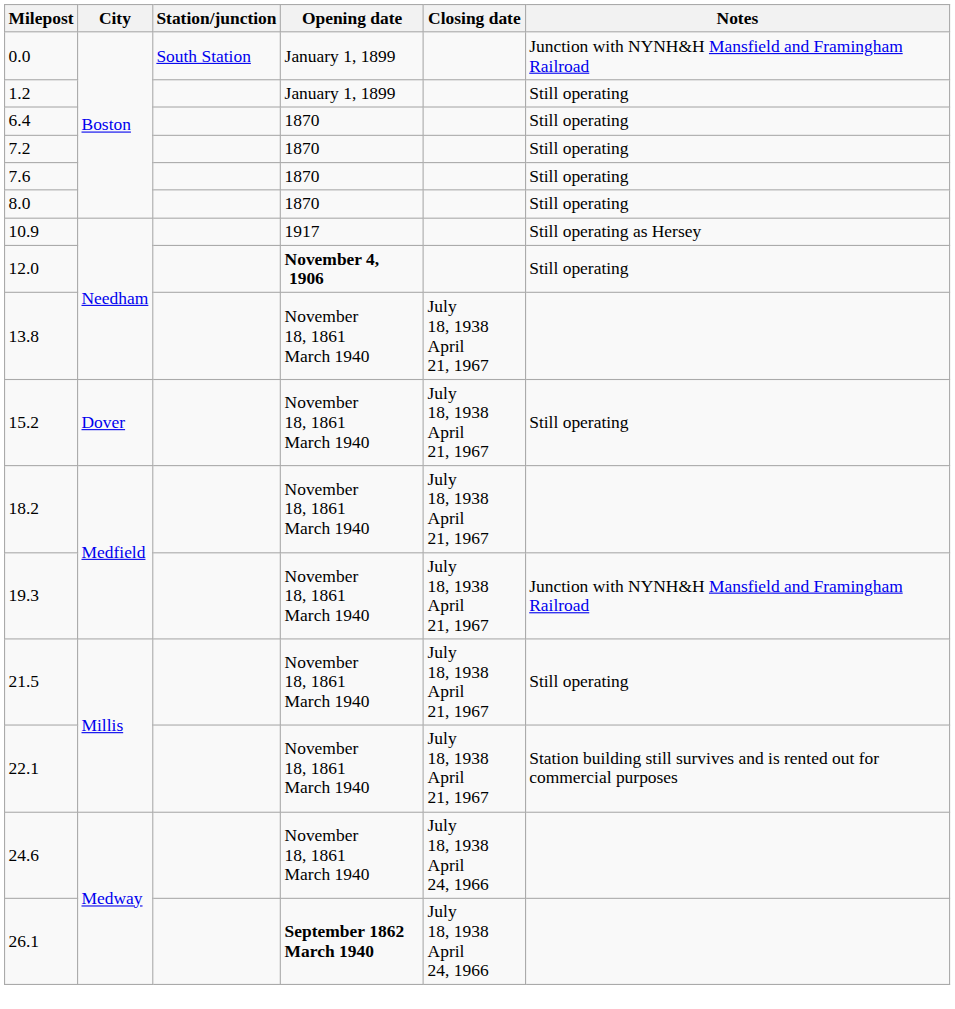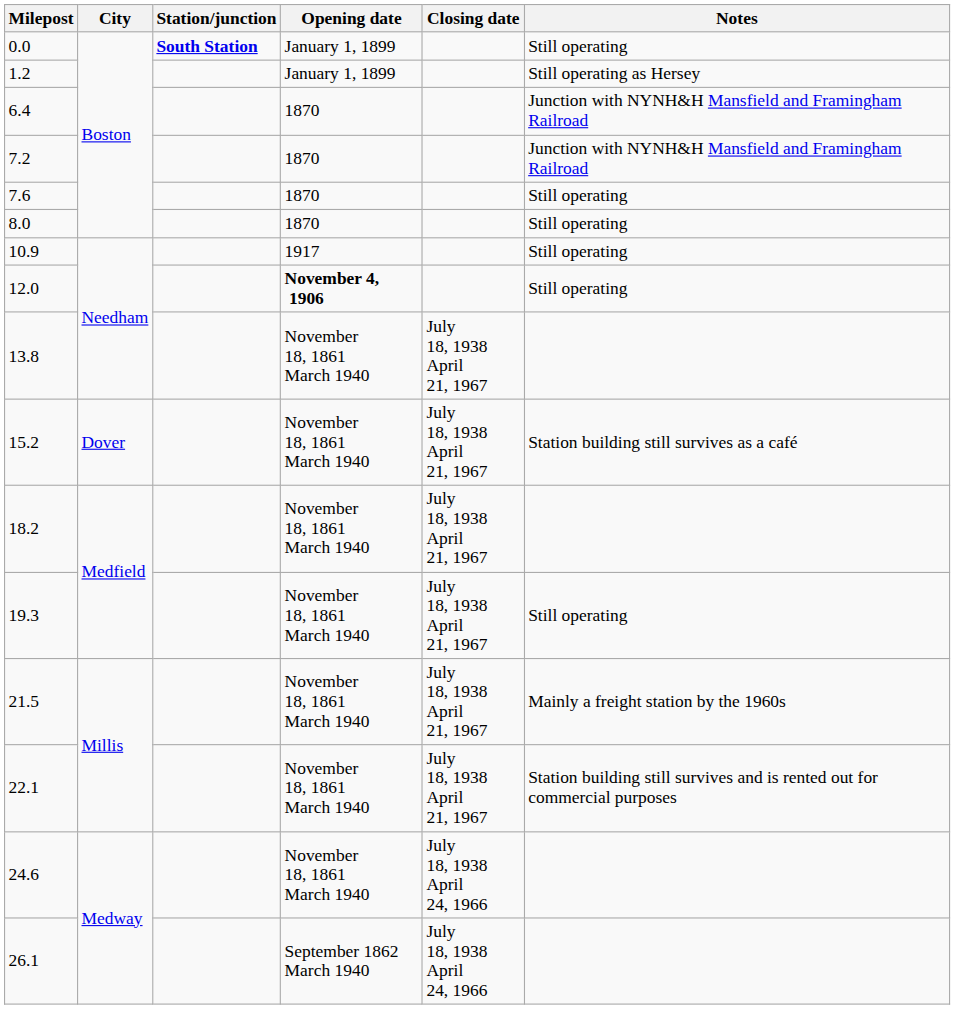(204, 55) normal -> (207, 45) bold
(716, 55) Junction with NYNH&H Mansfield and Framingham Railroad -> (578, 45) Still operating
(579, 93) Still operating -> (614, 73) Still operating as Hersey
(579, 120) Still operating -> (715, 111) Junction with NYNH&H Mansfield and Framingham Railroad
(579, 148) Still operating -> (715, 158) Junction with NYNH&H Mansfield and Framingham Railroad
(615, 231) Still operating as Hersey -> (578, 251) Still operating
(579, 422) Still operating -> (663, 442) Station building still survives as a café
(716, 595) Junction with NYNH&H Mansfield and Framingham Railroad -> (578, 615) Still operating
(579, 682) Still operating -> (657, 701) Mainly a freight station by the 1960s
(344, 941) bold -> (341, 961) normal
